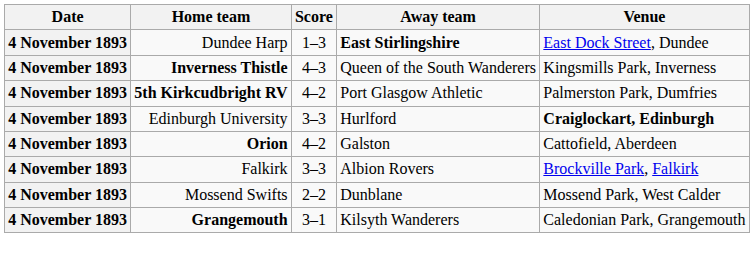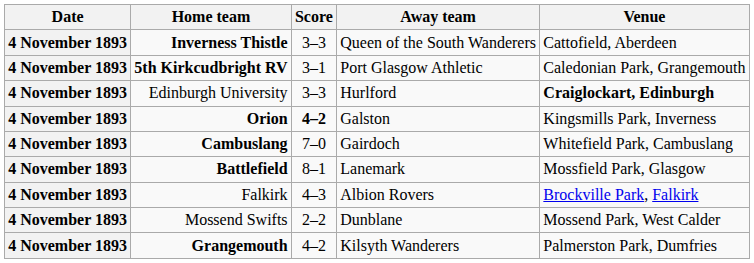- row: (245, 42)
(314, 67) 4–3 -> (314, 42) 3–3
(630, 67) Kingsmills Park, Inverness -> (610, 42) Cattofield, Aberdeen
(314, 93) 4–2 -> (314, 67) 3–1
(630, 93) Palmerston Park, Dumfries -> (644, 67) Caledonian Park, Grangemouth
(314, 144) normal -> (314, 118) bold
(610, 144) Cattofield, Aberdeen -> (630, 118) Kingsmills Park, Inverness
+ row: (244, 144)
+ row: (252, 169)
(314, 169) 3–3 -> (314, 194) 4–3
(314, 220) 3–1 -> (314, 245) 4–2
(644, 220) Caledonian Park, Grangemouth -> (630, 245) Palmerston Park, Dumfries
